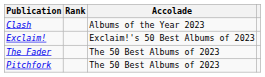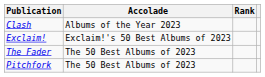columns swapped: (172, 11) <-> (75, 11)
